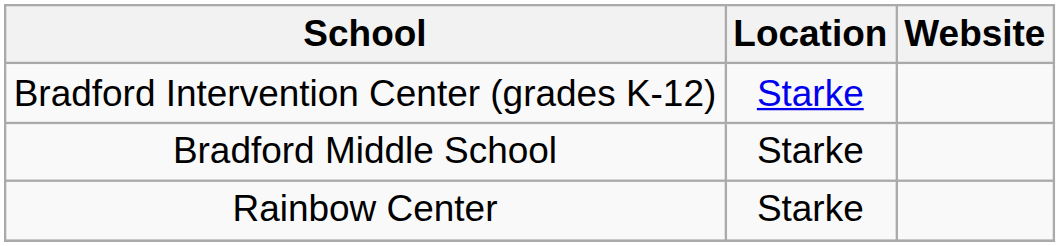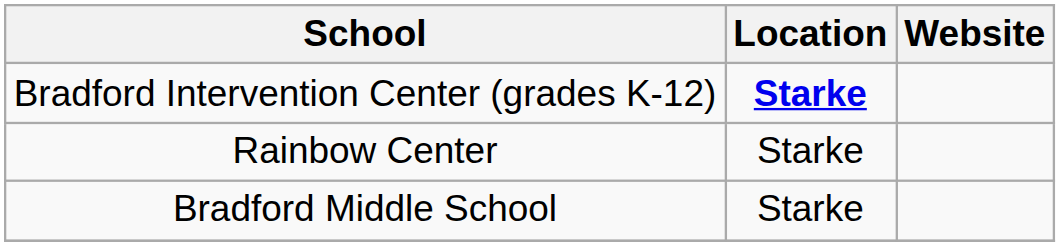(810, 92) normal -> (810, 92) bold
rows swapped: (365, 151) <-> (365, 209)
